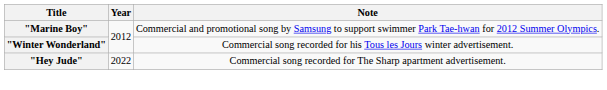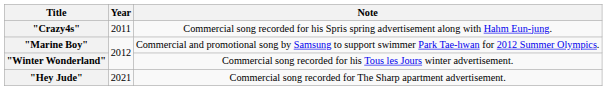+ row: (56, 28)
(121, 61) 2022 -> (121, 77) 2021
